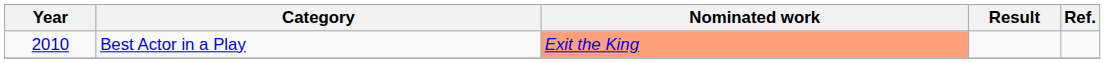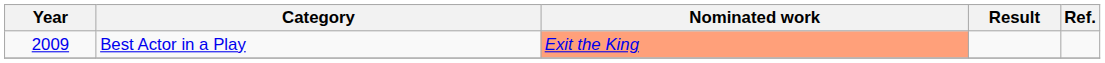(50, 44) 2010 -> (50, 44) 2009
